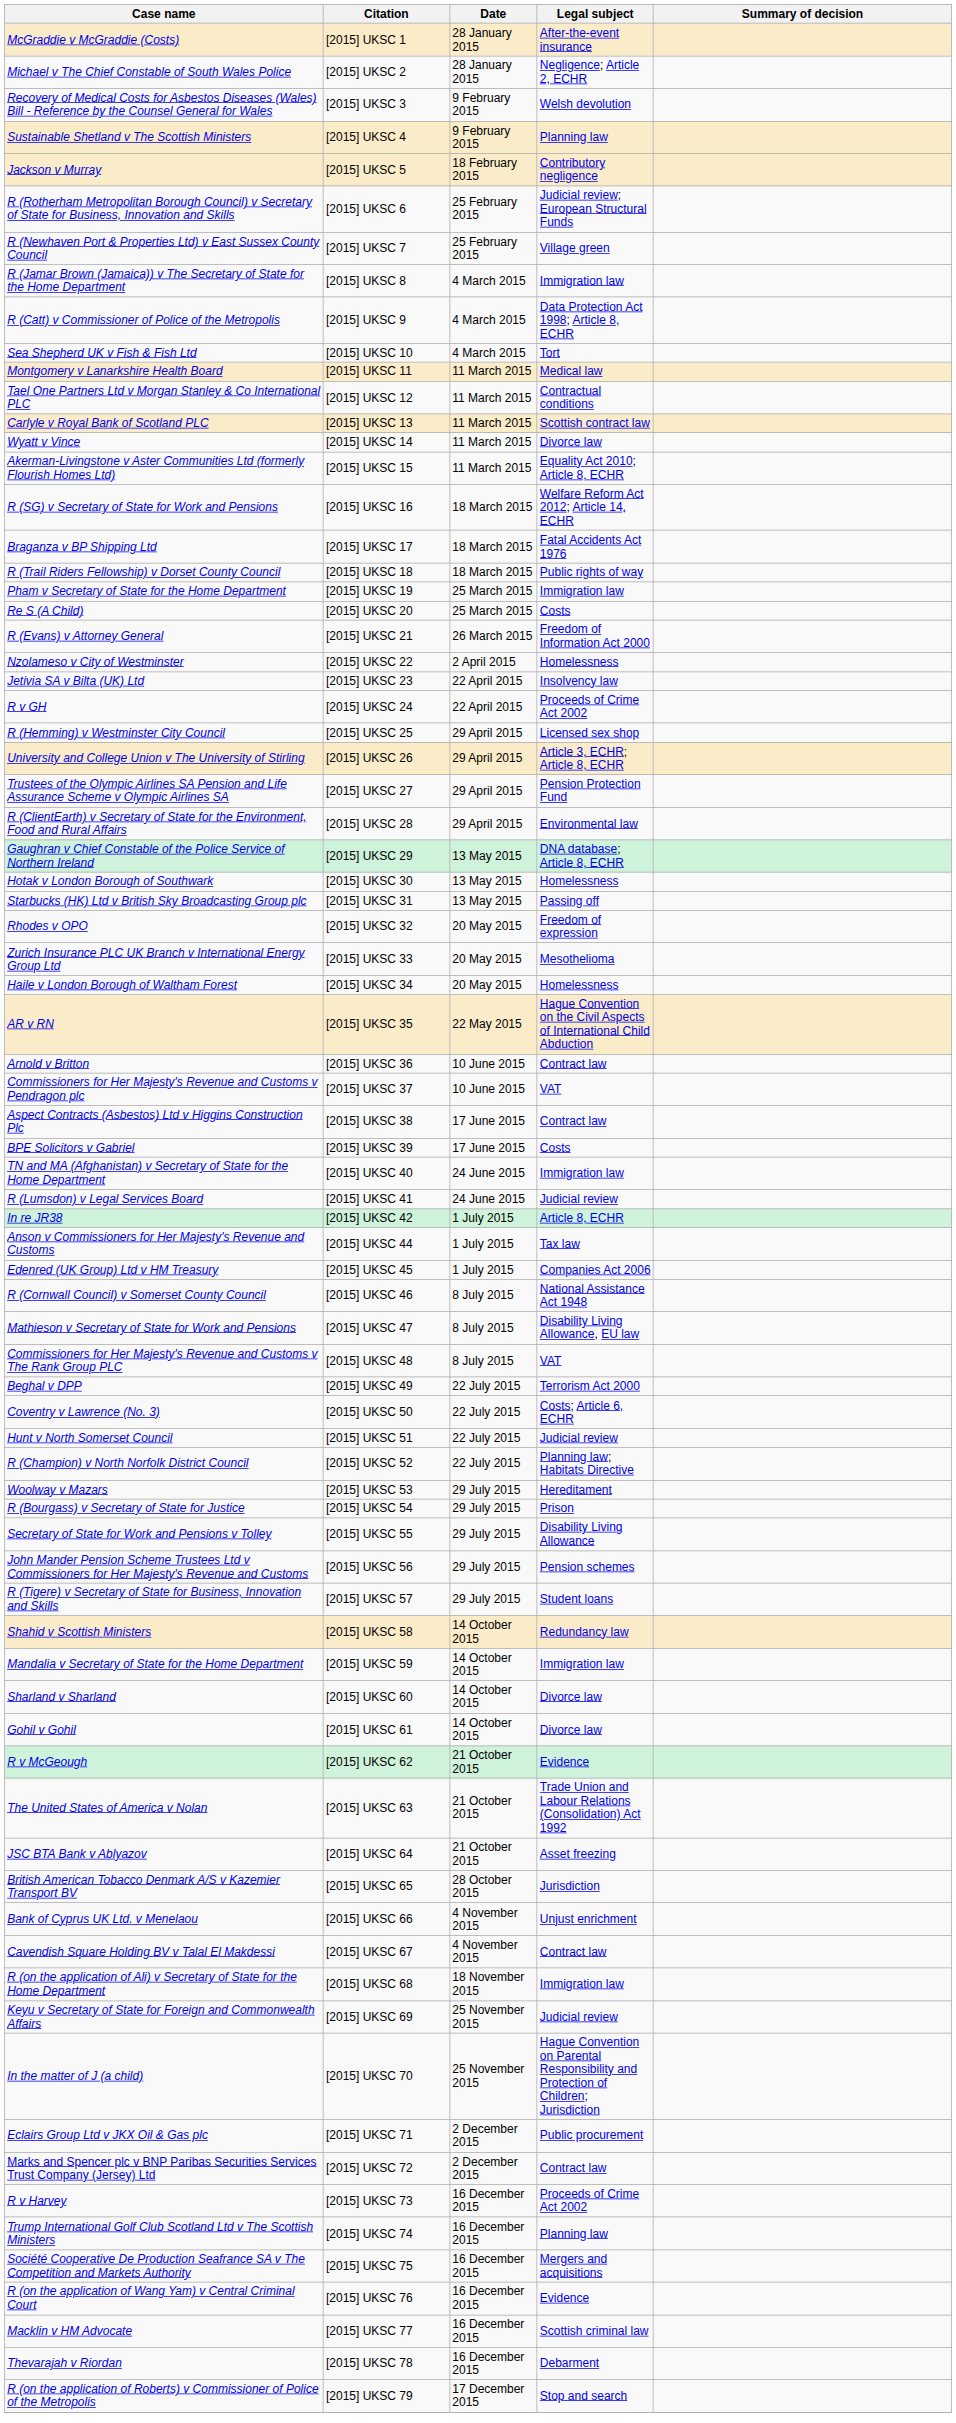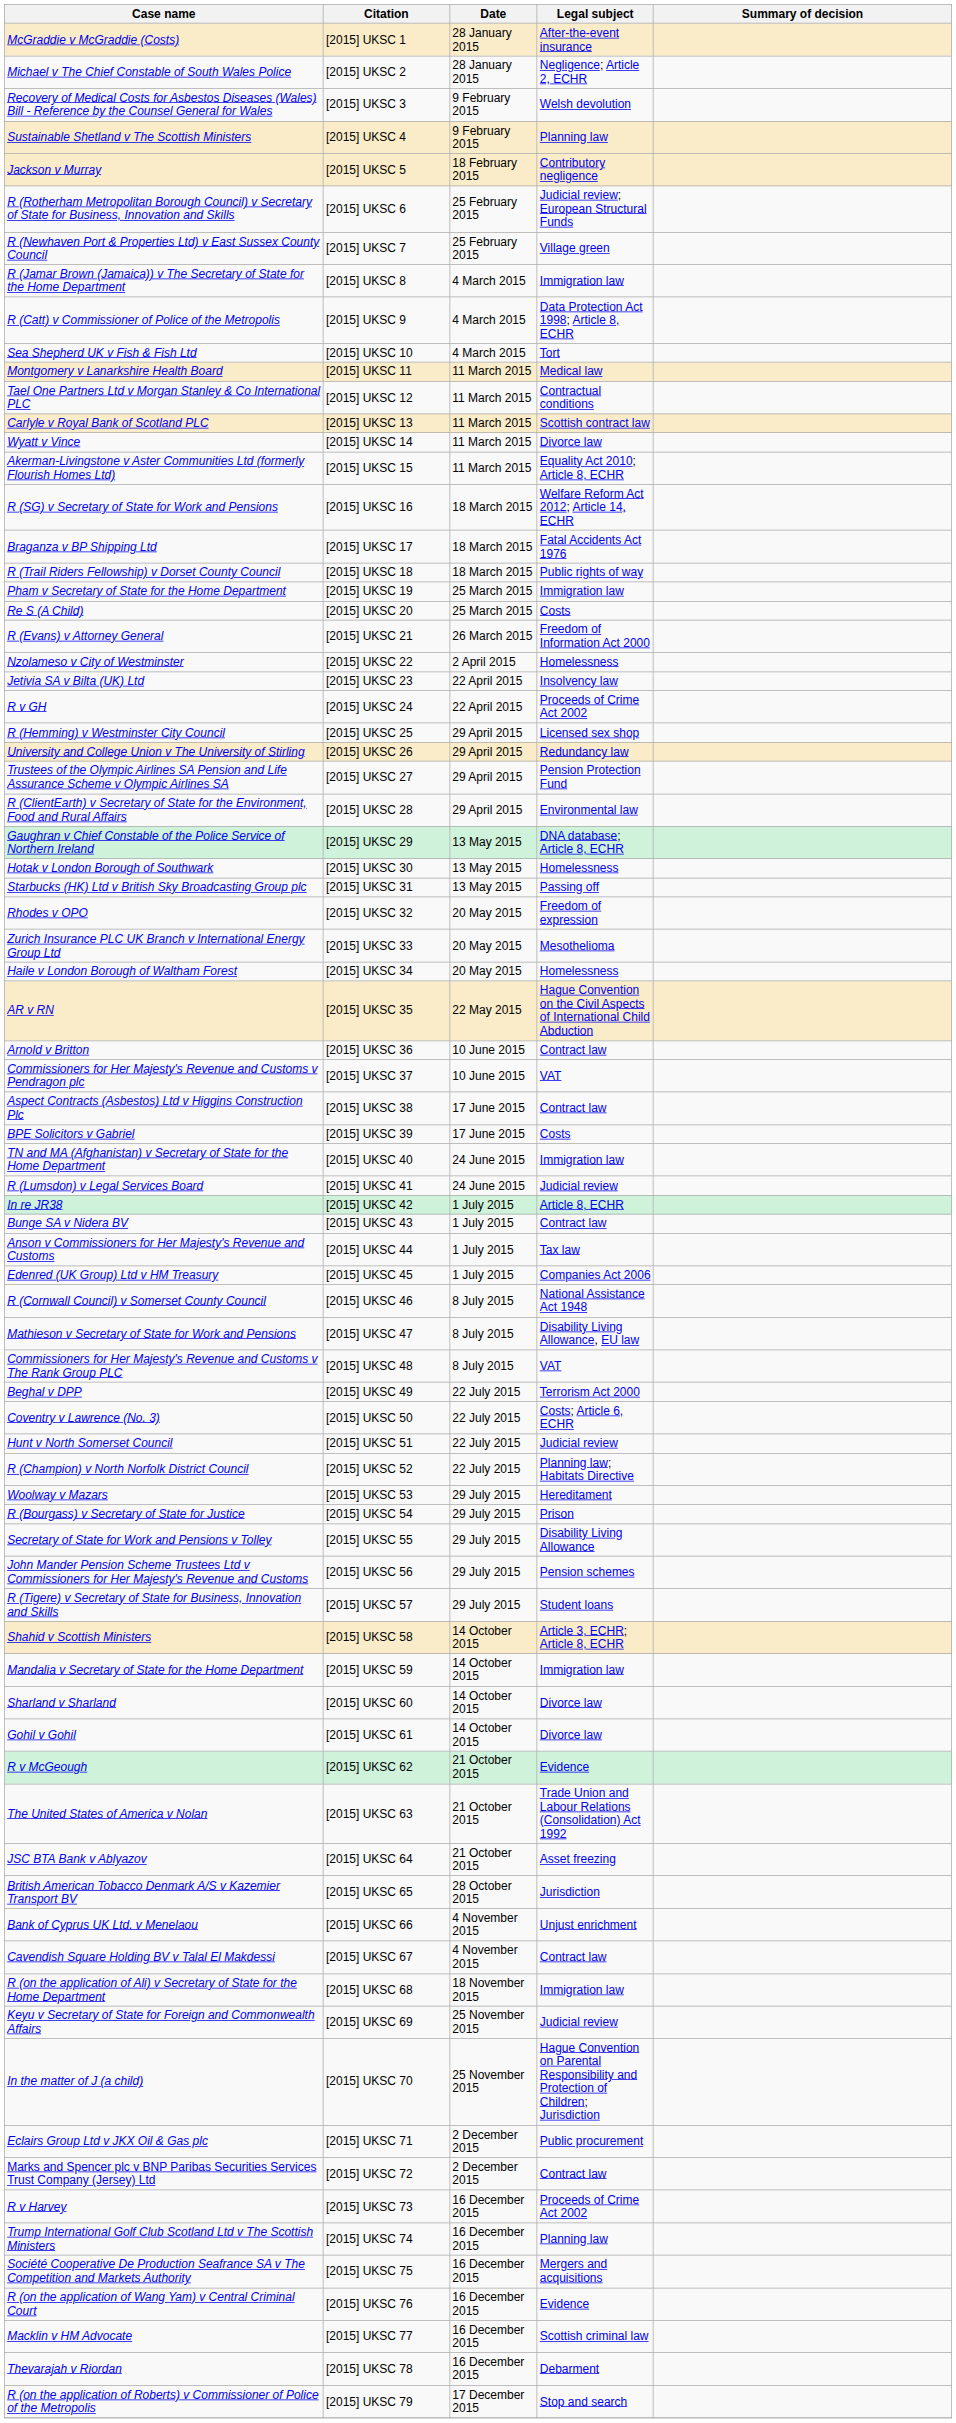(584, 758) Article 3, ECHR; Article 8, ECHR -> (584, 751) Redundancy law
+ row: (68, 1223)
(584, 1632) Redundancy law -> (584, 1637) Article 3, ECHR; Article 8, ECHR
